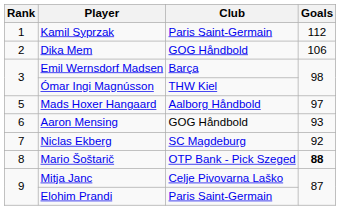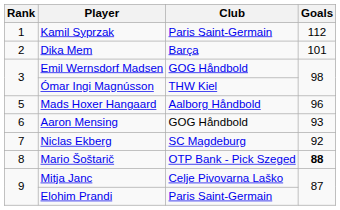(208, 50) GOG Håndbold -> (184, 50) Barça
(317, 50) 106 -> (317, 50) 101
(184, 68) Barça -> (208, 68) GOG Håndbold
(317, 104) 97 -> (317, 104) 96
